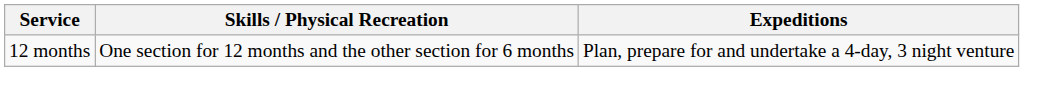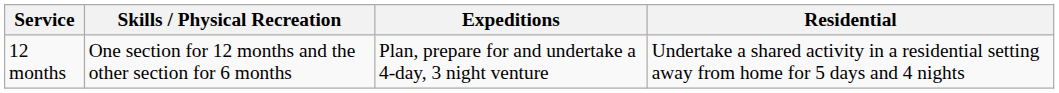+ column: (850, 19)
